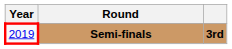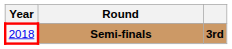(22, 34) 2019 -> (22, 34) 2018
